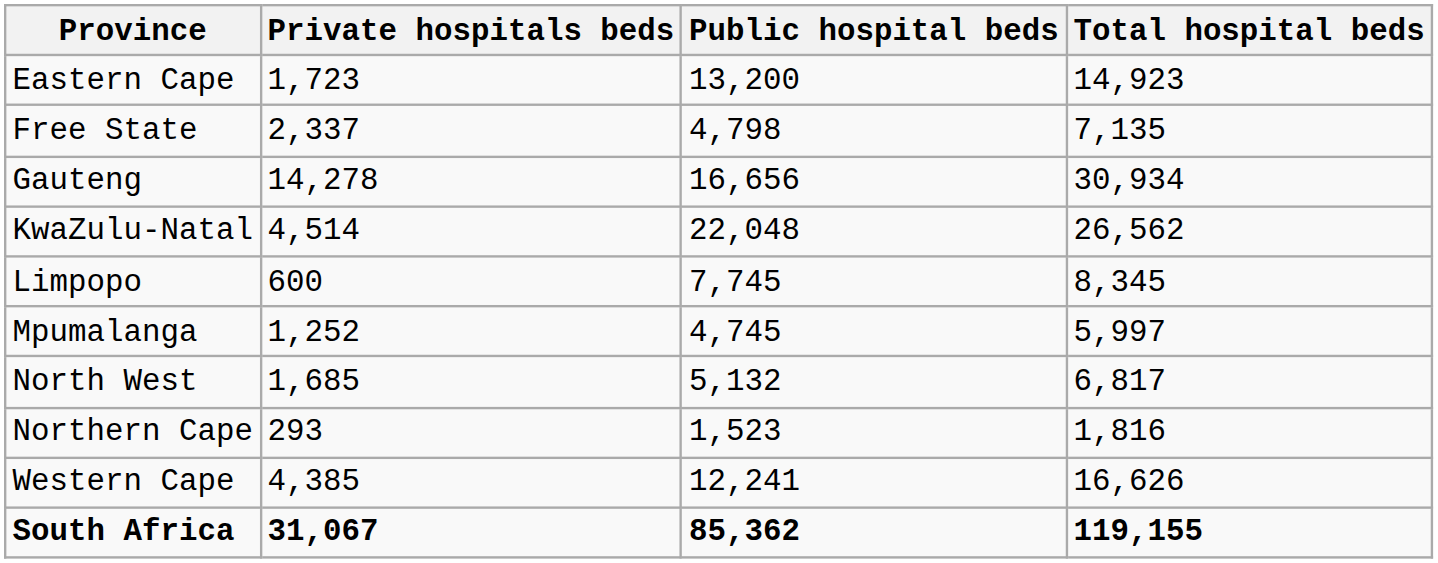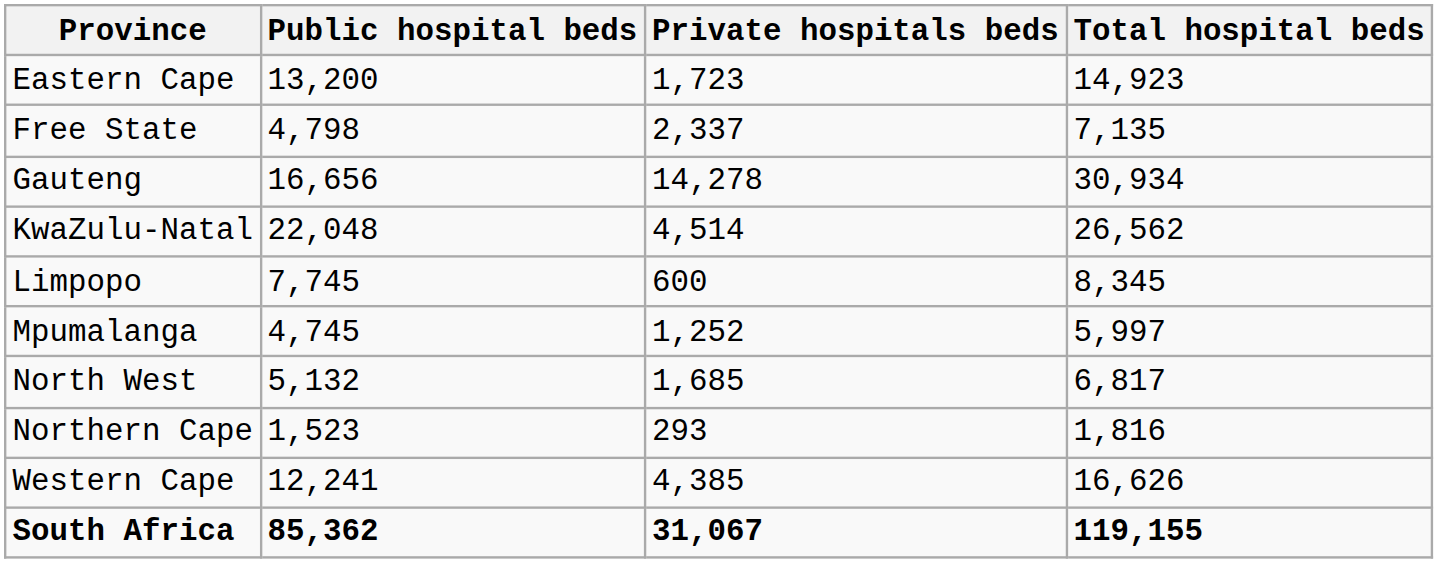columns swapped: (874, 30) <-> (471, 30)
